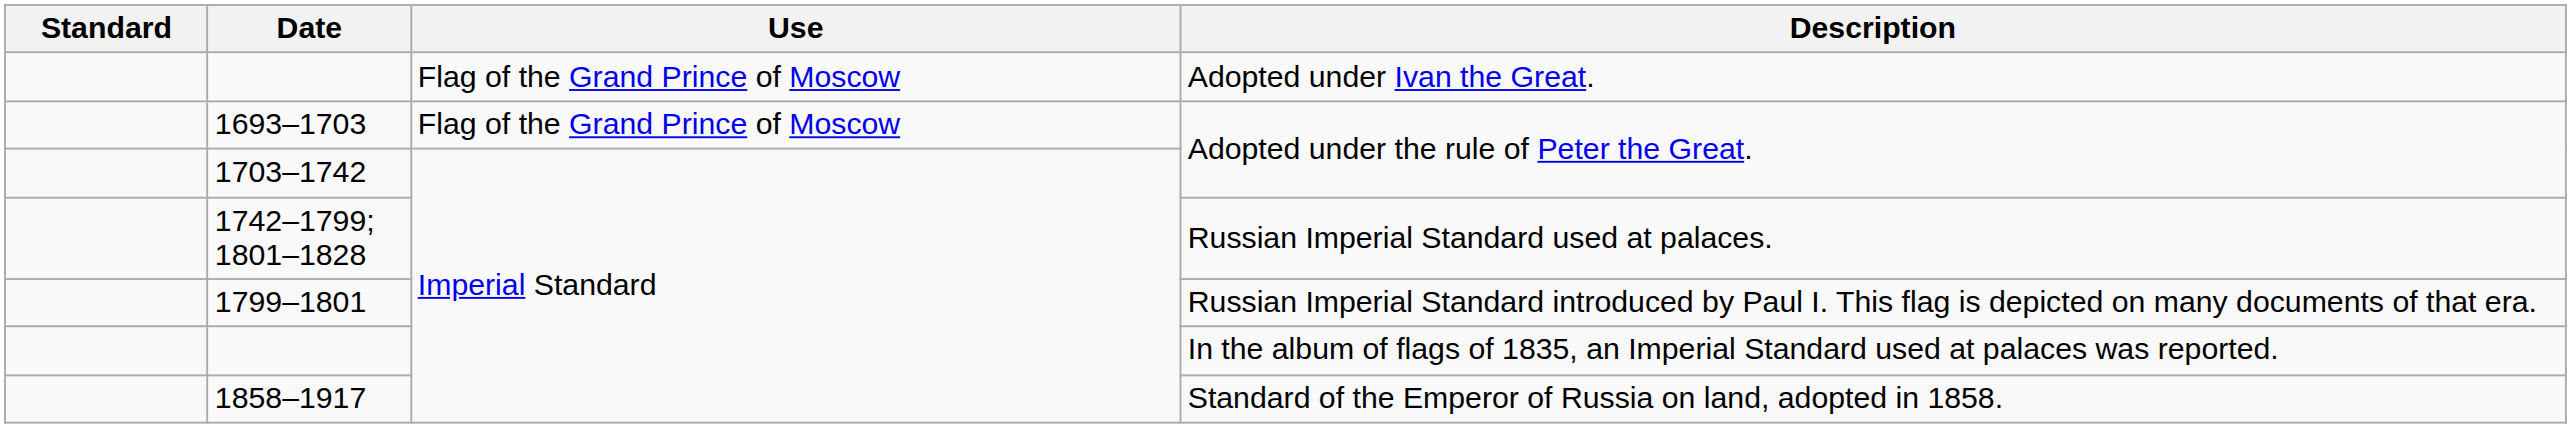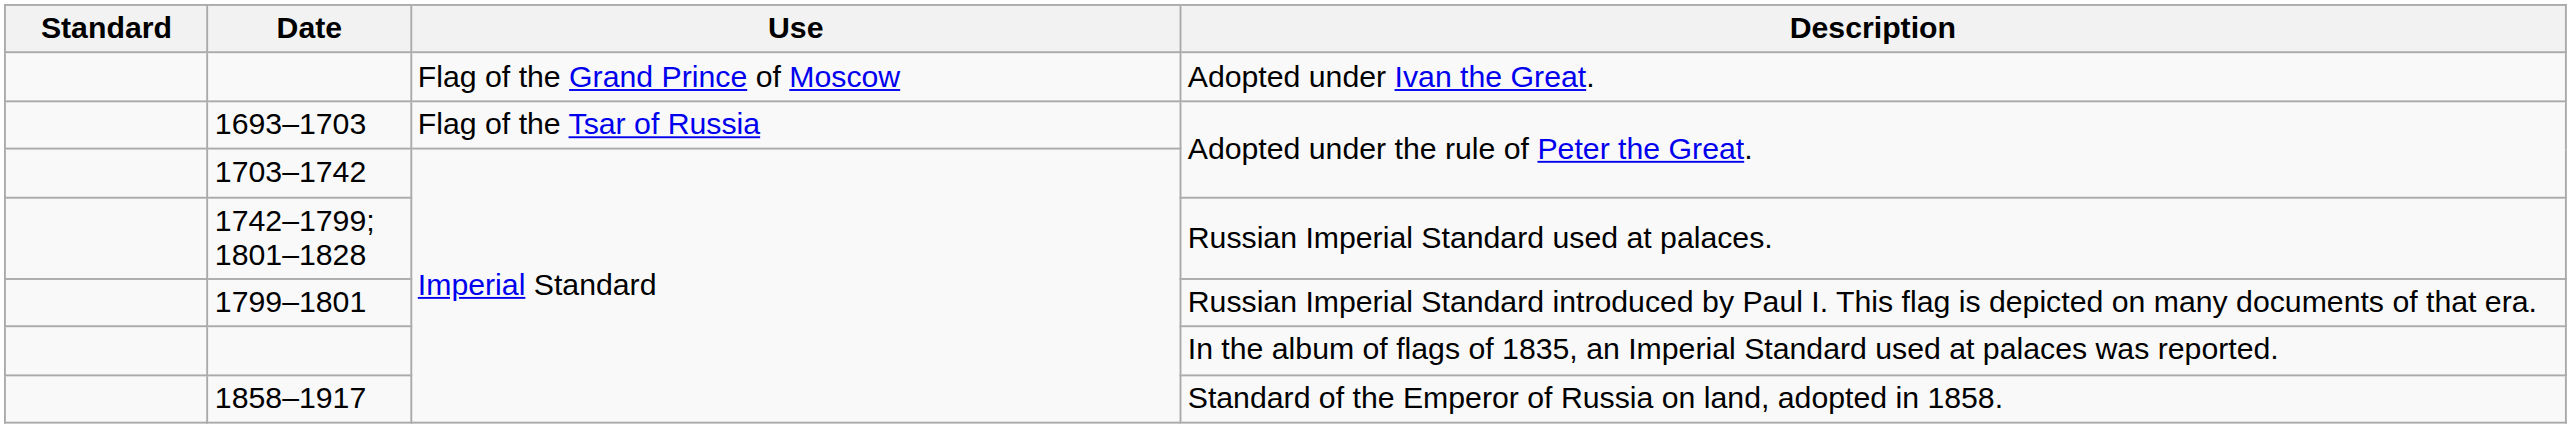(659, 124) Flag of the Grand Prince of Moscow -> (589, 124) Flag of the Tsar of Russia
